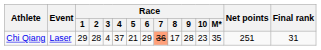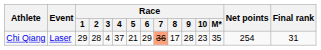(247, 39) 251 -> (247, 39) 254
